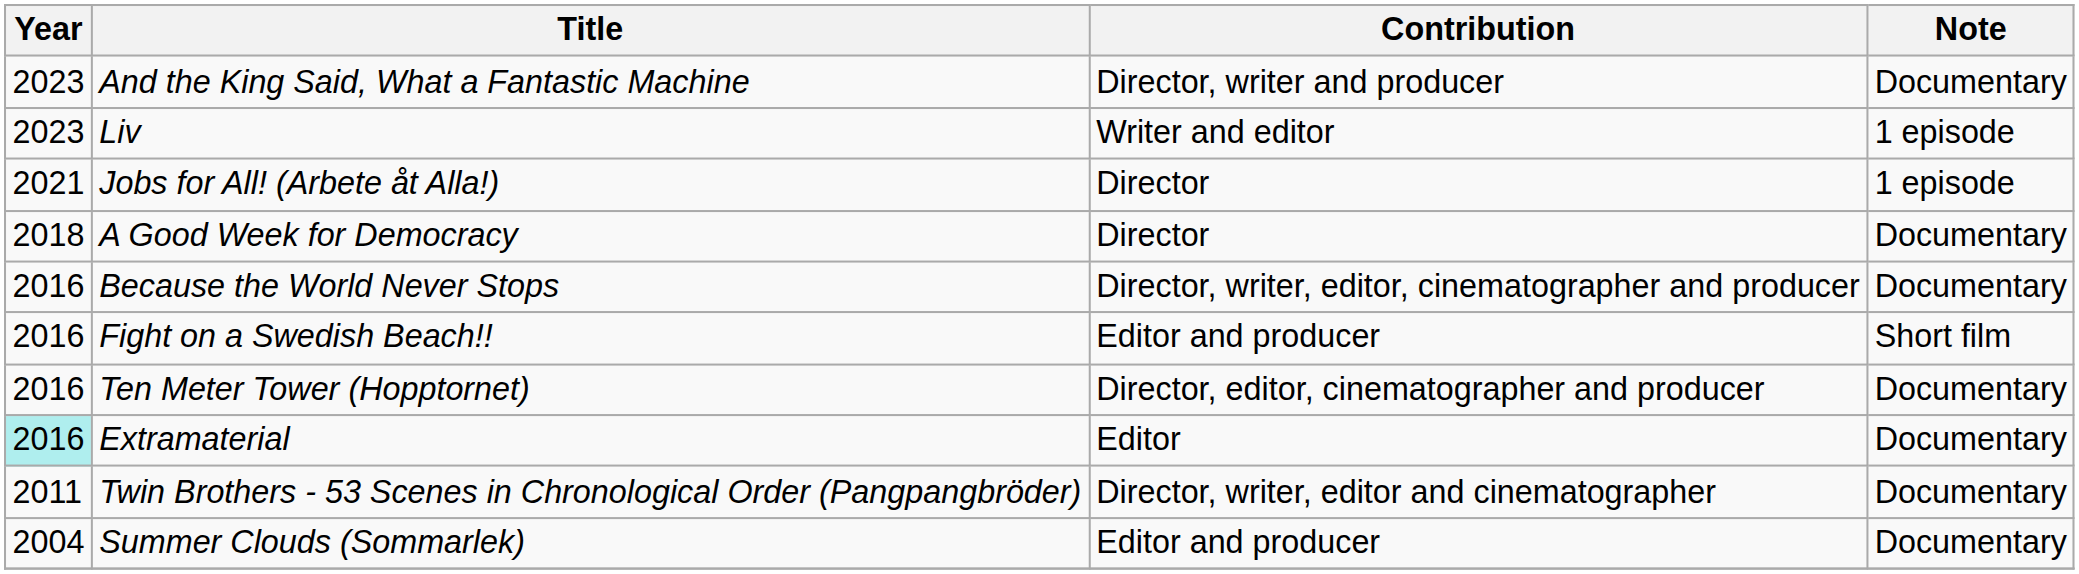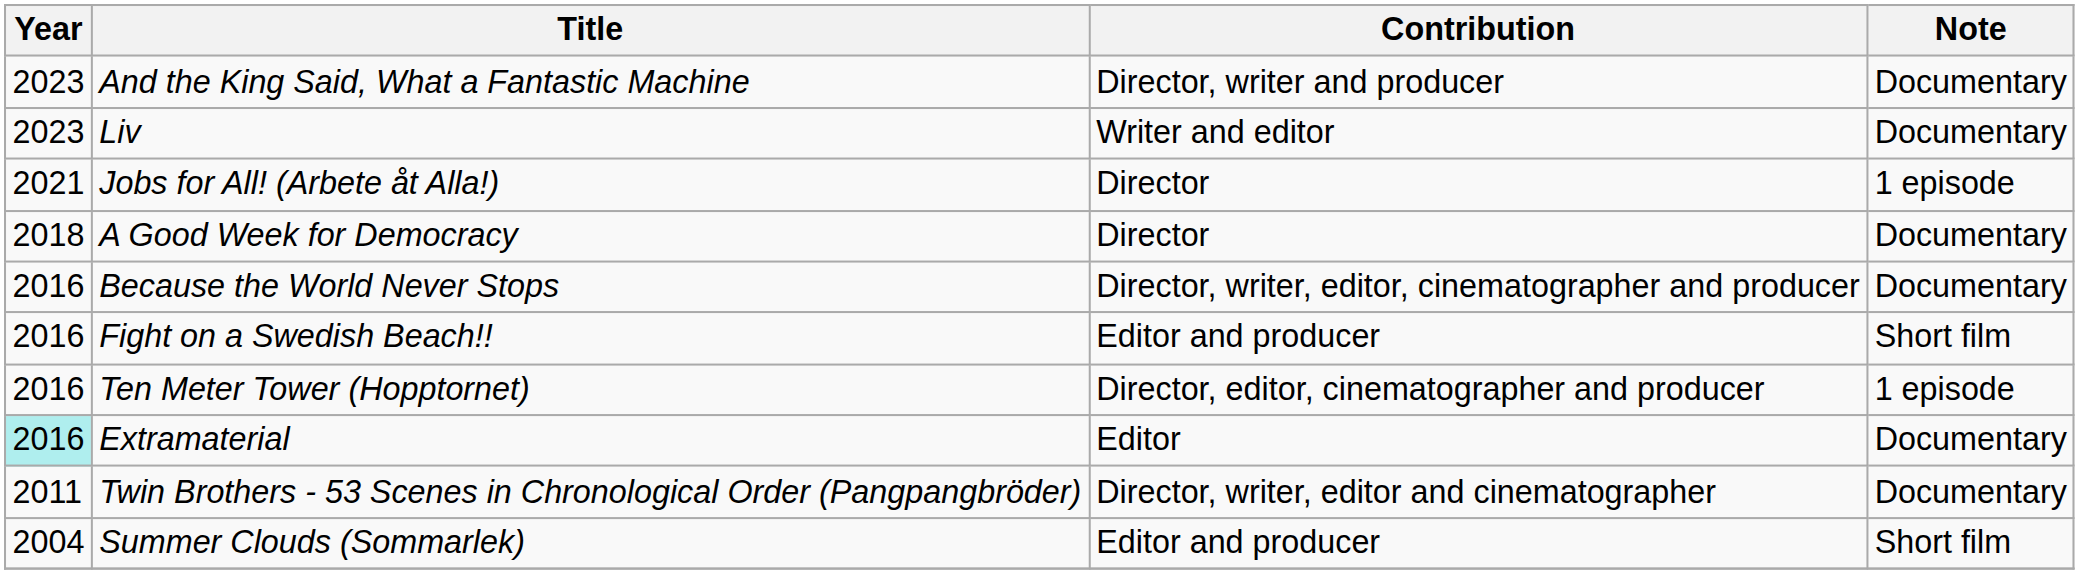(1945, 132) 1 episode -> (1971, 132) Documentary
(1971, 388) Documentary -> (1945, 388) 1 episode
(1971, 542) Documentary -> (1943, 542) Short film
